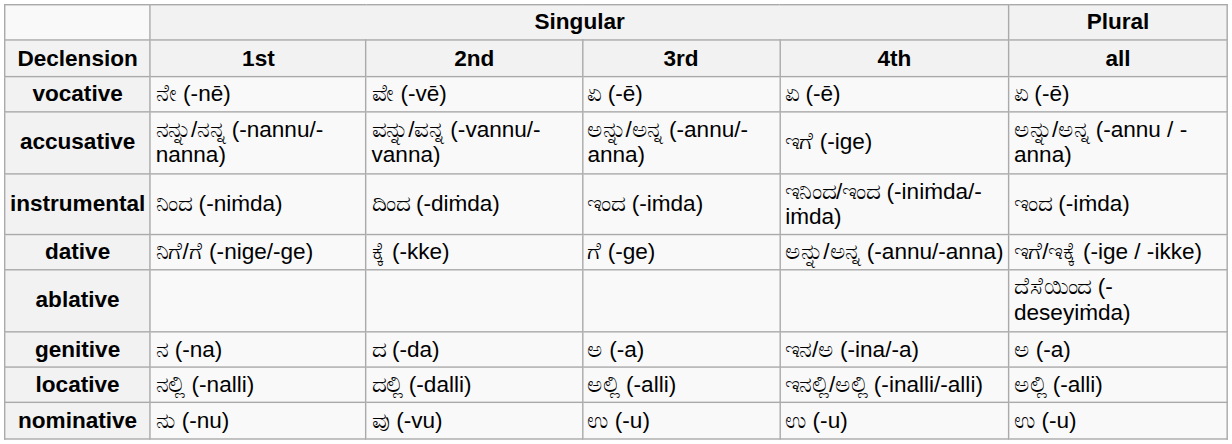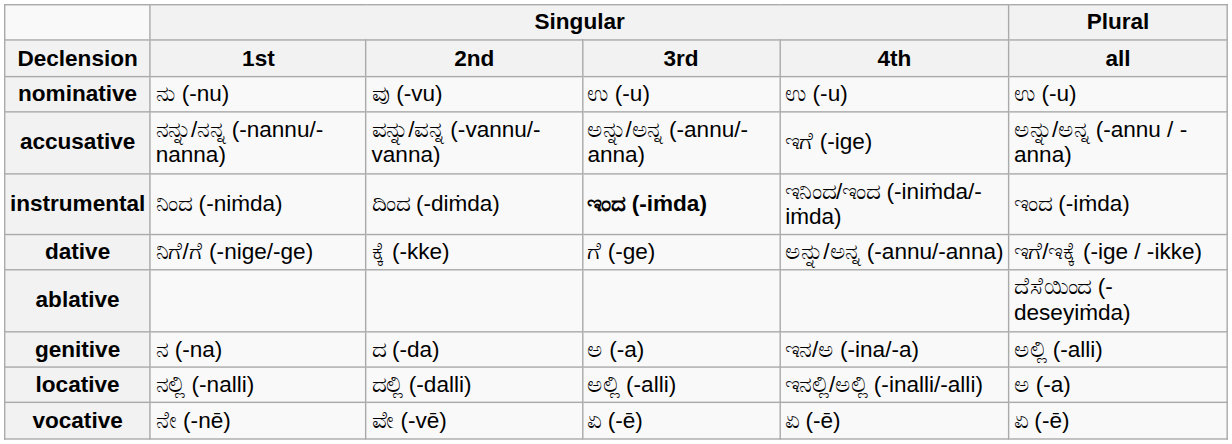rows swapped: (78, 420) <-> (78, 93)
(645, 203) normal -> (647, 203) bold
(1042, 348) ಅ (-a) -> (1058, 348) ಅಲ್ಲಿ (-alli)
(1058, 384) ಅಲ್ಲಿ (-alli) -> (1042, 384) ಅ (-a)
